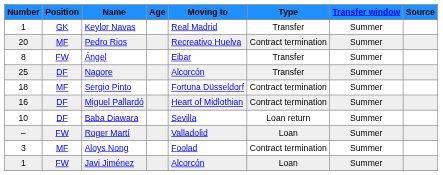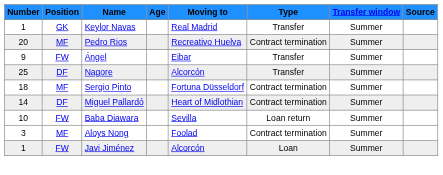(23, 57) 8 -> (23, 57) 9
(23, 103) 16 -> (23, 103) 14
(62, 118) DF -> (62, 118) FW
- row: (107, 133)
